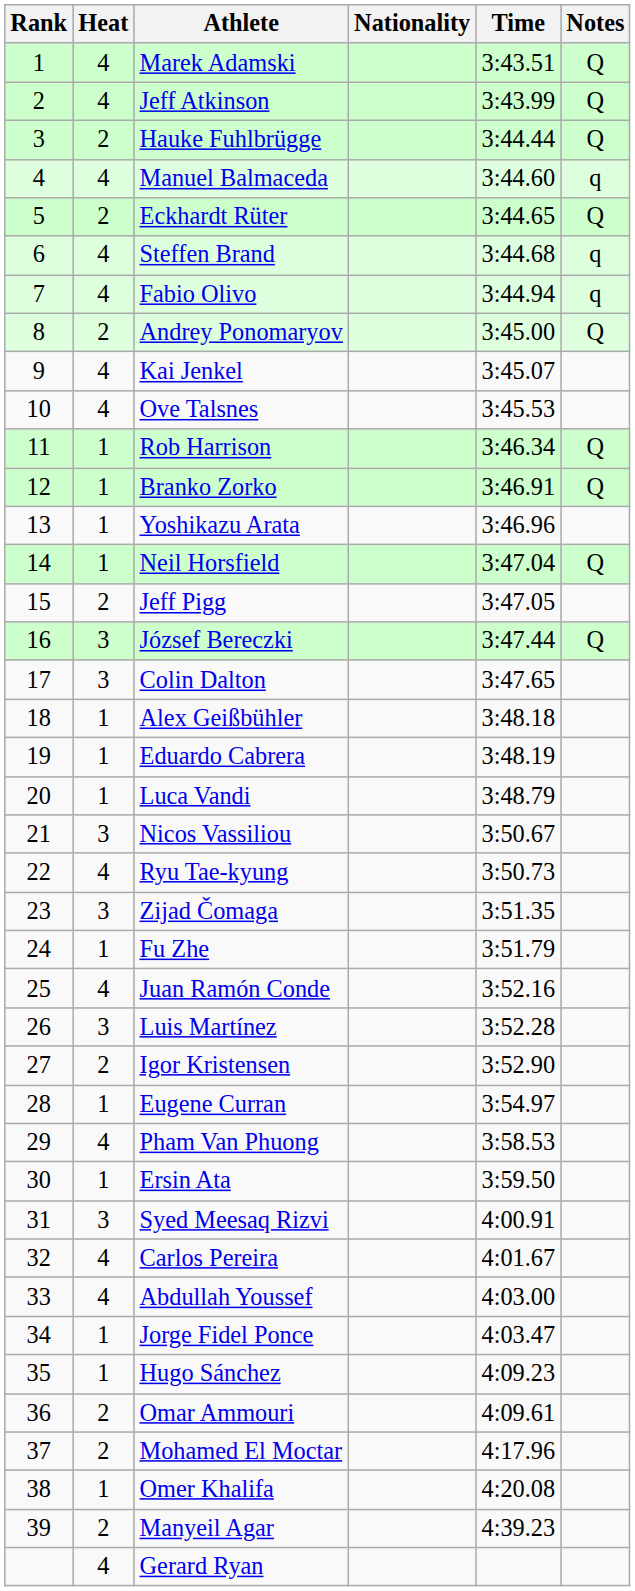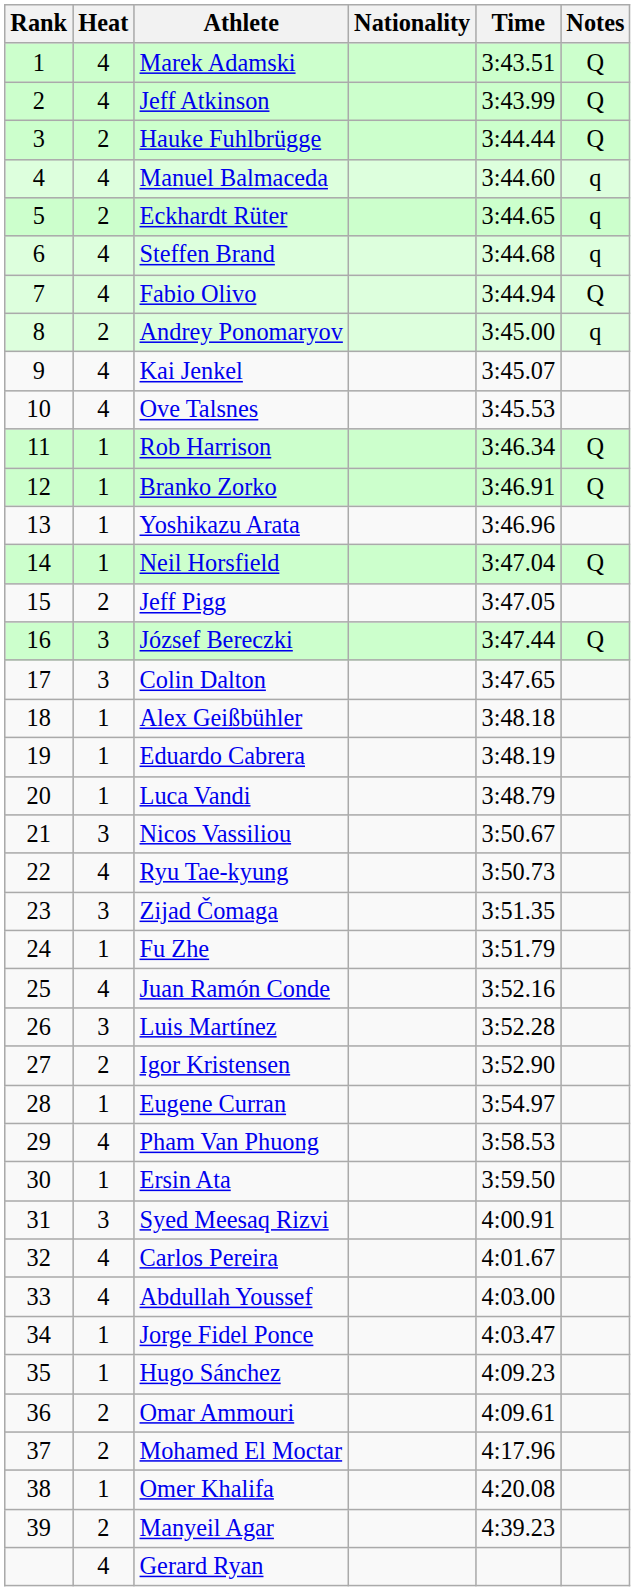(595, 216) Q -> (595, 216) q
(595, 293) q -> (595, 293) Q
(595, 332) Q -> (595, 332) q
